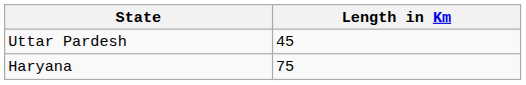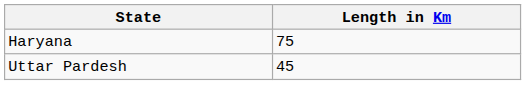rows swapped: (40, 67) <-> (68, 42)
